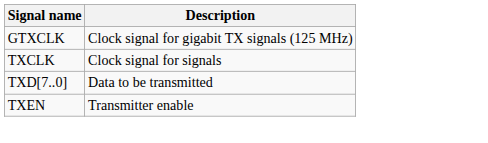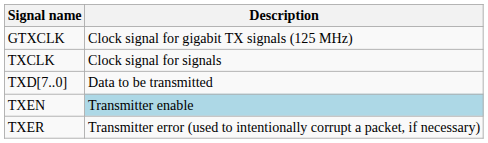(141, 104) no background -> (141, 104) lightblue background
+ row: (26, 127)
